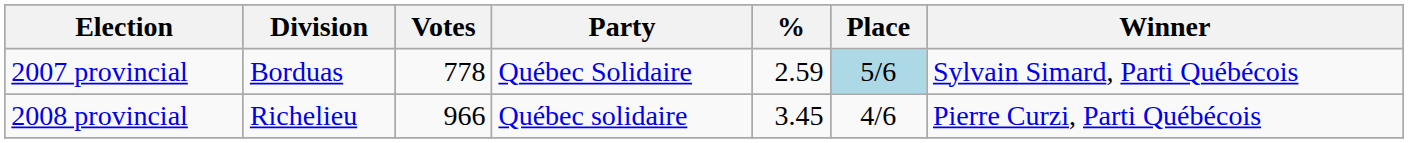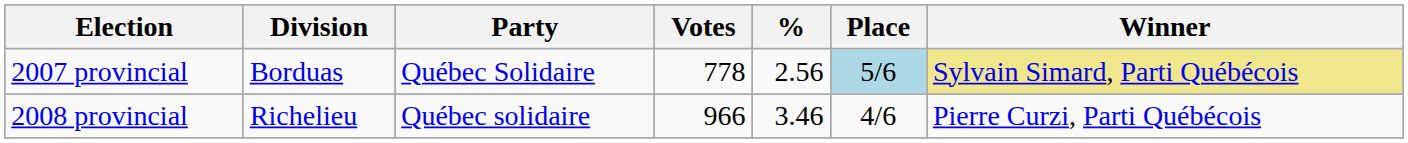columns swapped: (622, 26) <-> (443, 26)
(799, 71) 2.59 -> (799, 71) 2.56
(1116, 71) no background -> (1116, 71) khaki background
(799, 115) 3.45 -> (799, 115) 3.46
